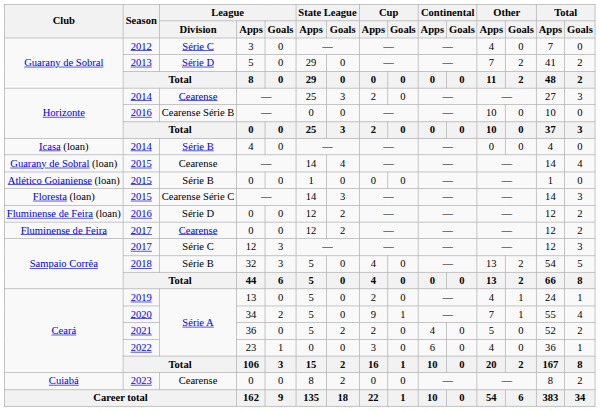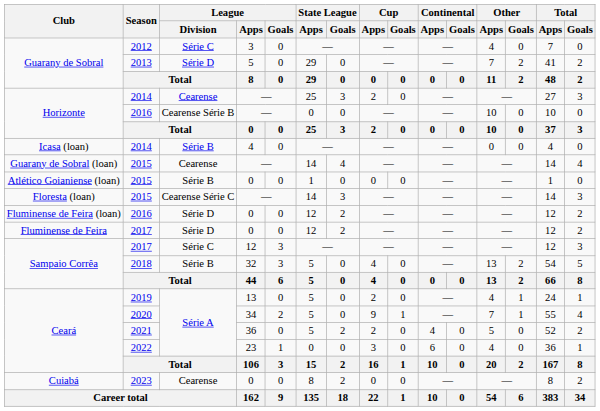(198, 230) Cearense -> (198, 230) Série D
